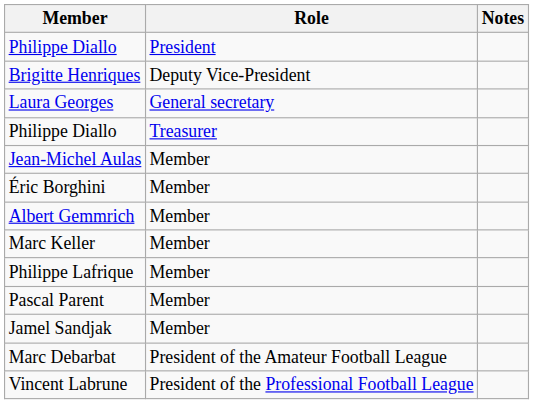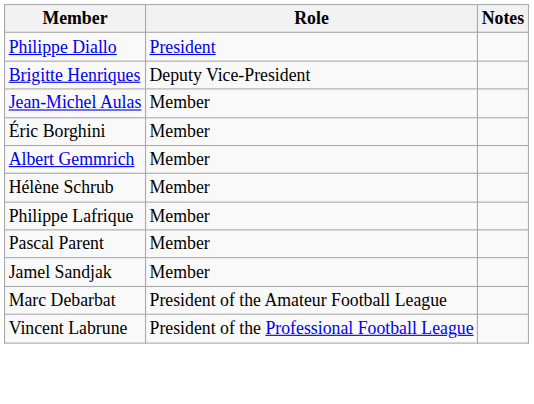- row: (61, 103)
- row: (63, 131)
+ row: (61, 187)
- row: (52, 243)
